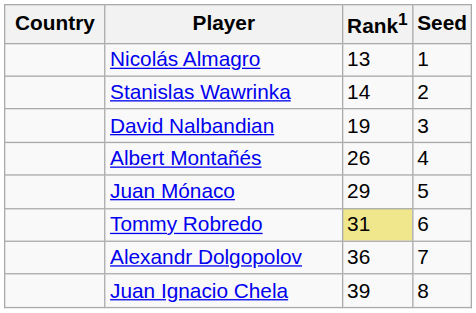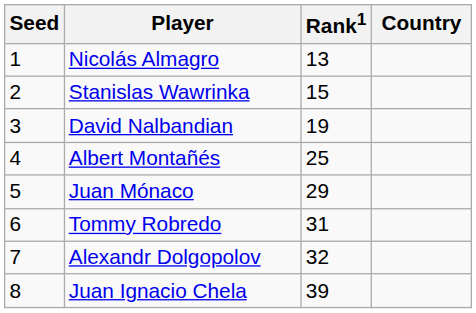columns swapped: (55, 23) <-> (442, 23)
(359, 92) 14 -> (317, 92) 15
(359, 158) 26 -> (317, 158) 25
(359, 224) khaki background -> (317, 224) no background
(359, 257) 36 -> (317, 257) 32
